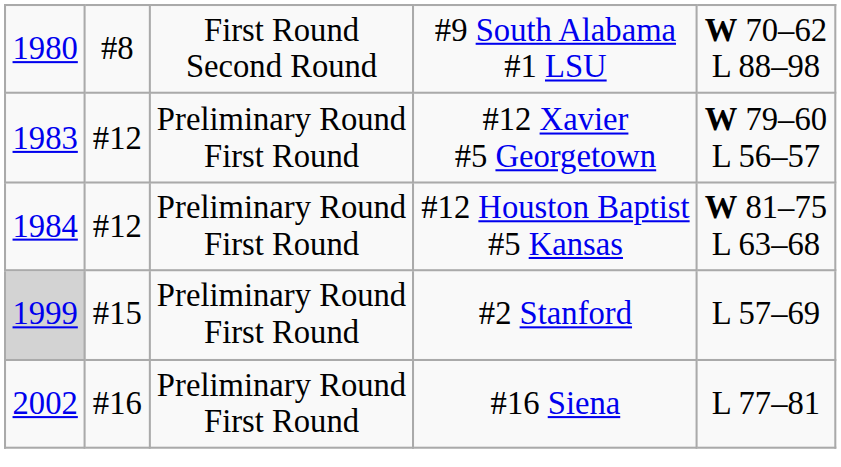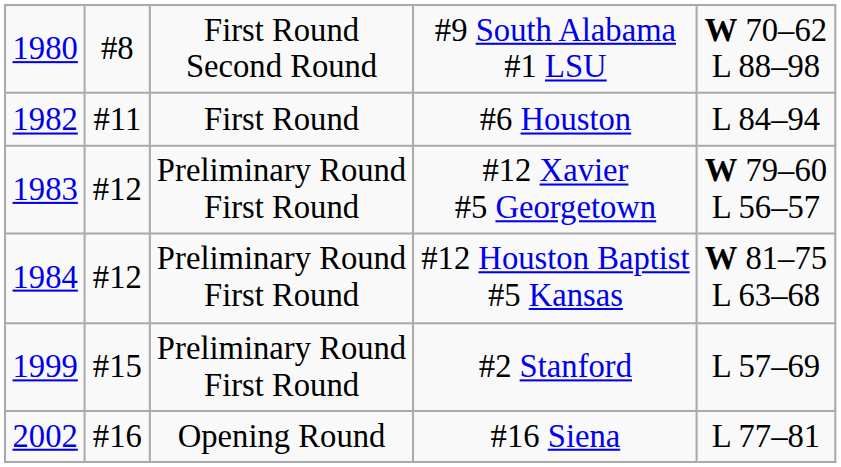+ row: (555, 118)
(45, 314) lightgrey background -> (45, 365) no background
(282, 402) Preliminary Round First Round -> (282, 436) Opening Round
